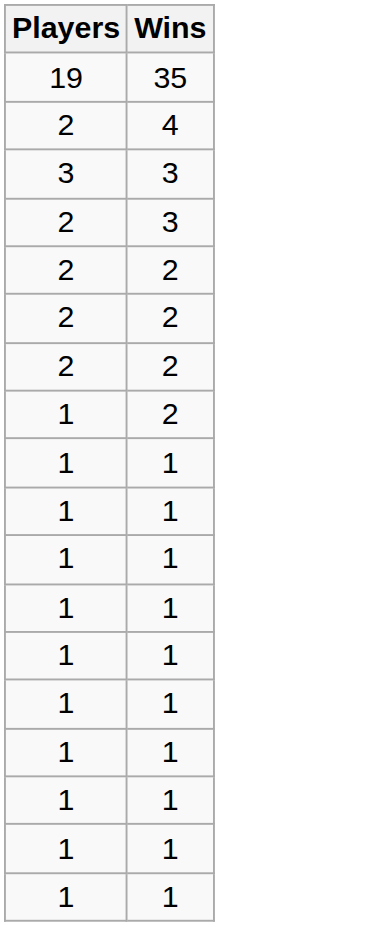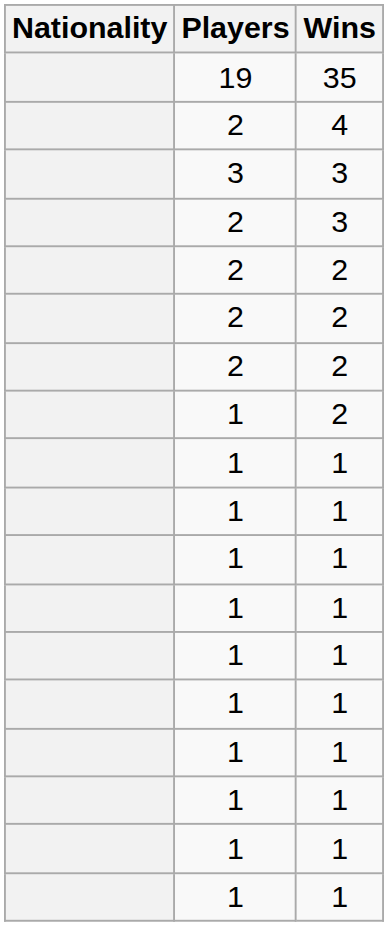+ column: (90, 28)
